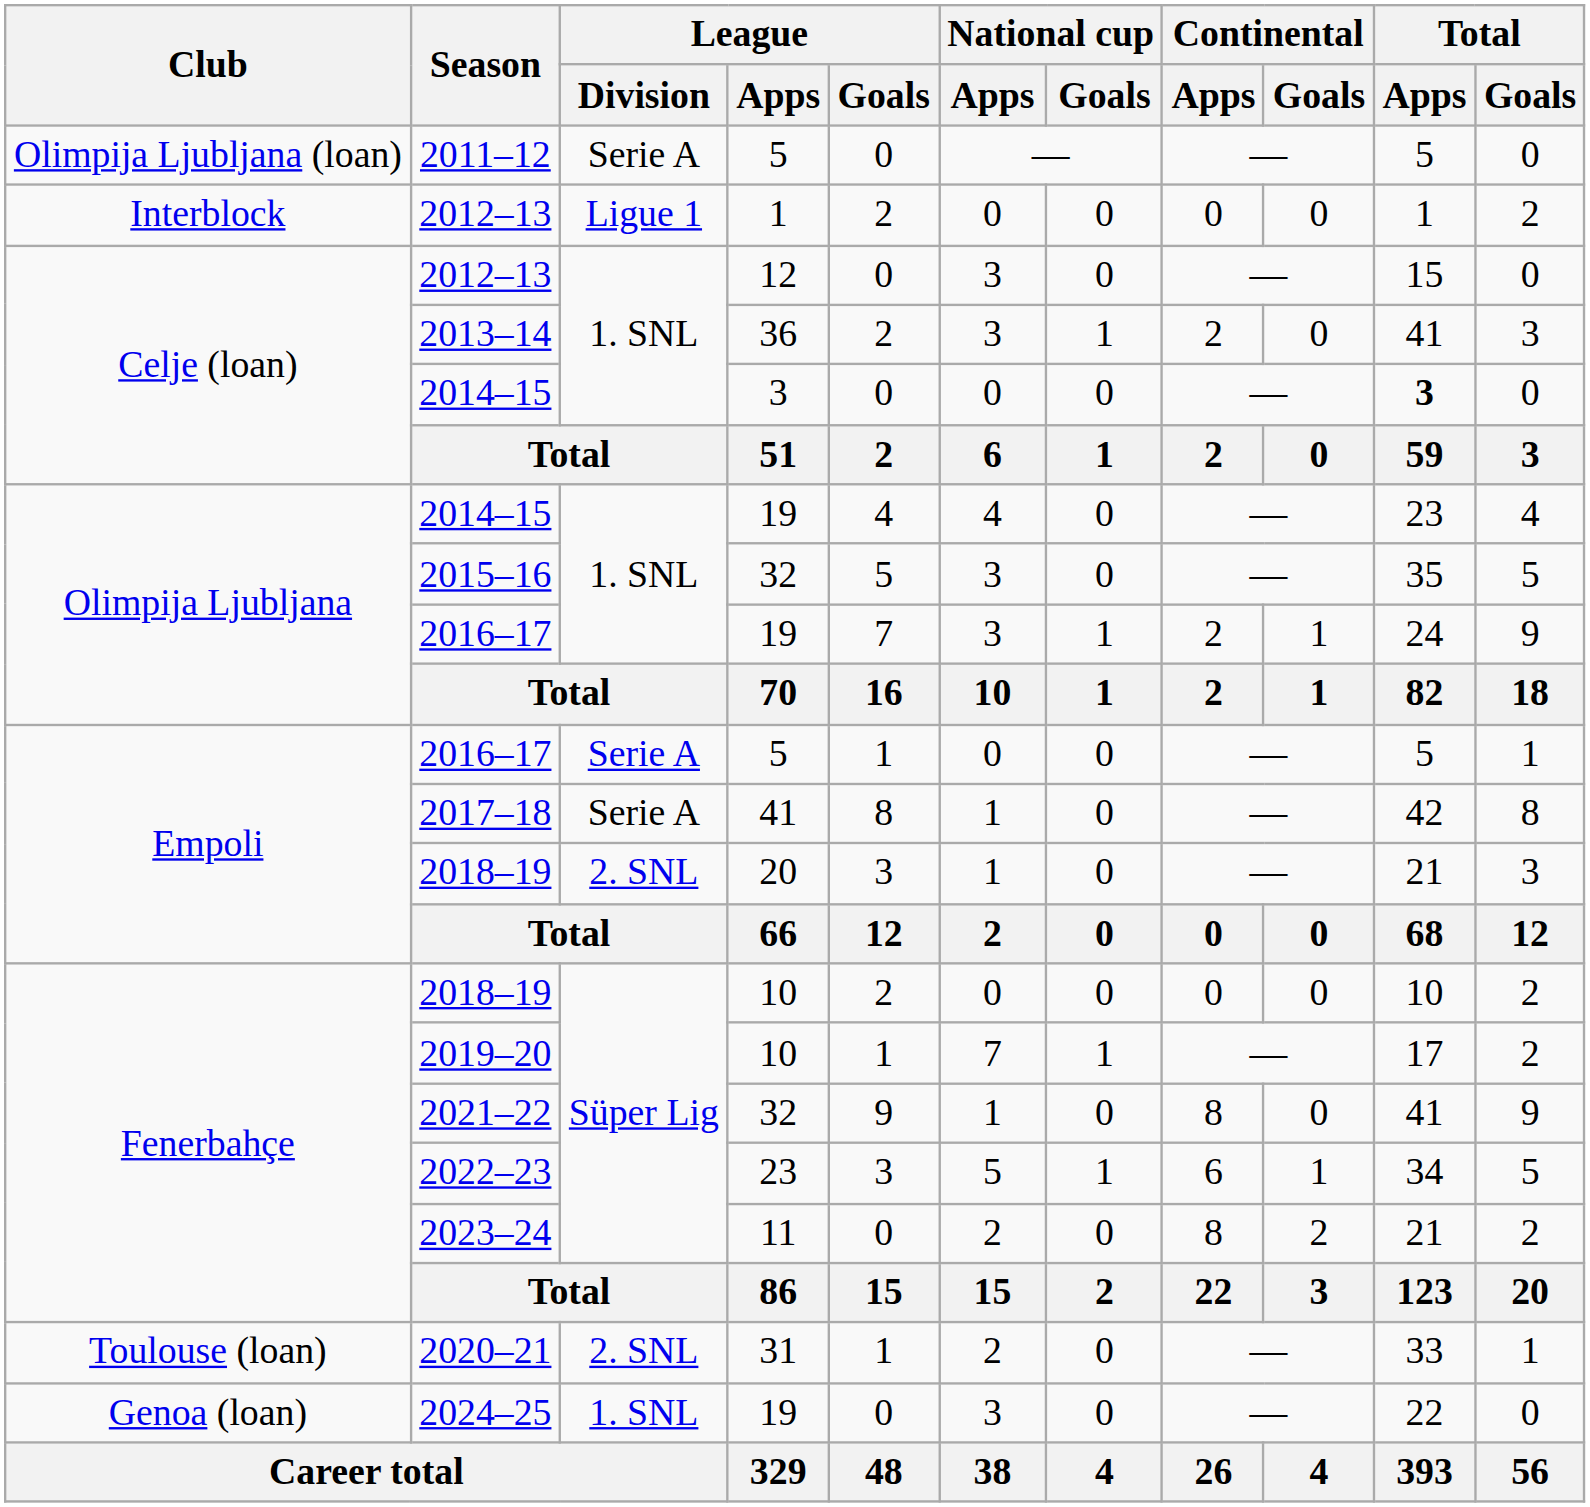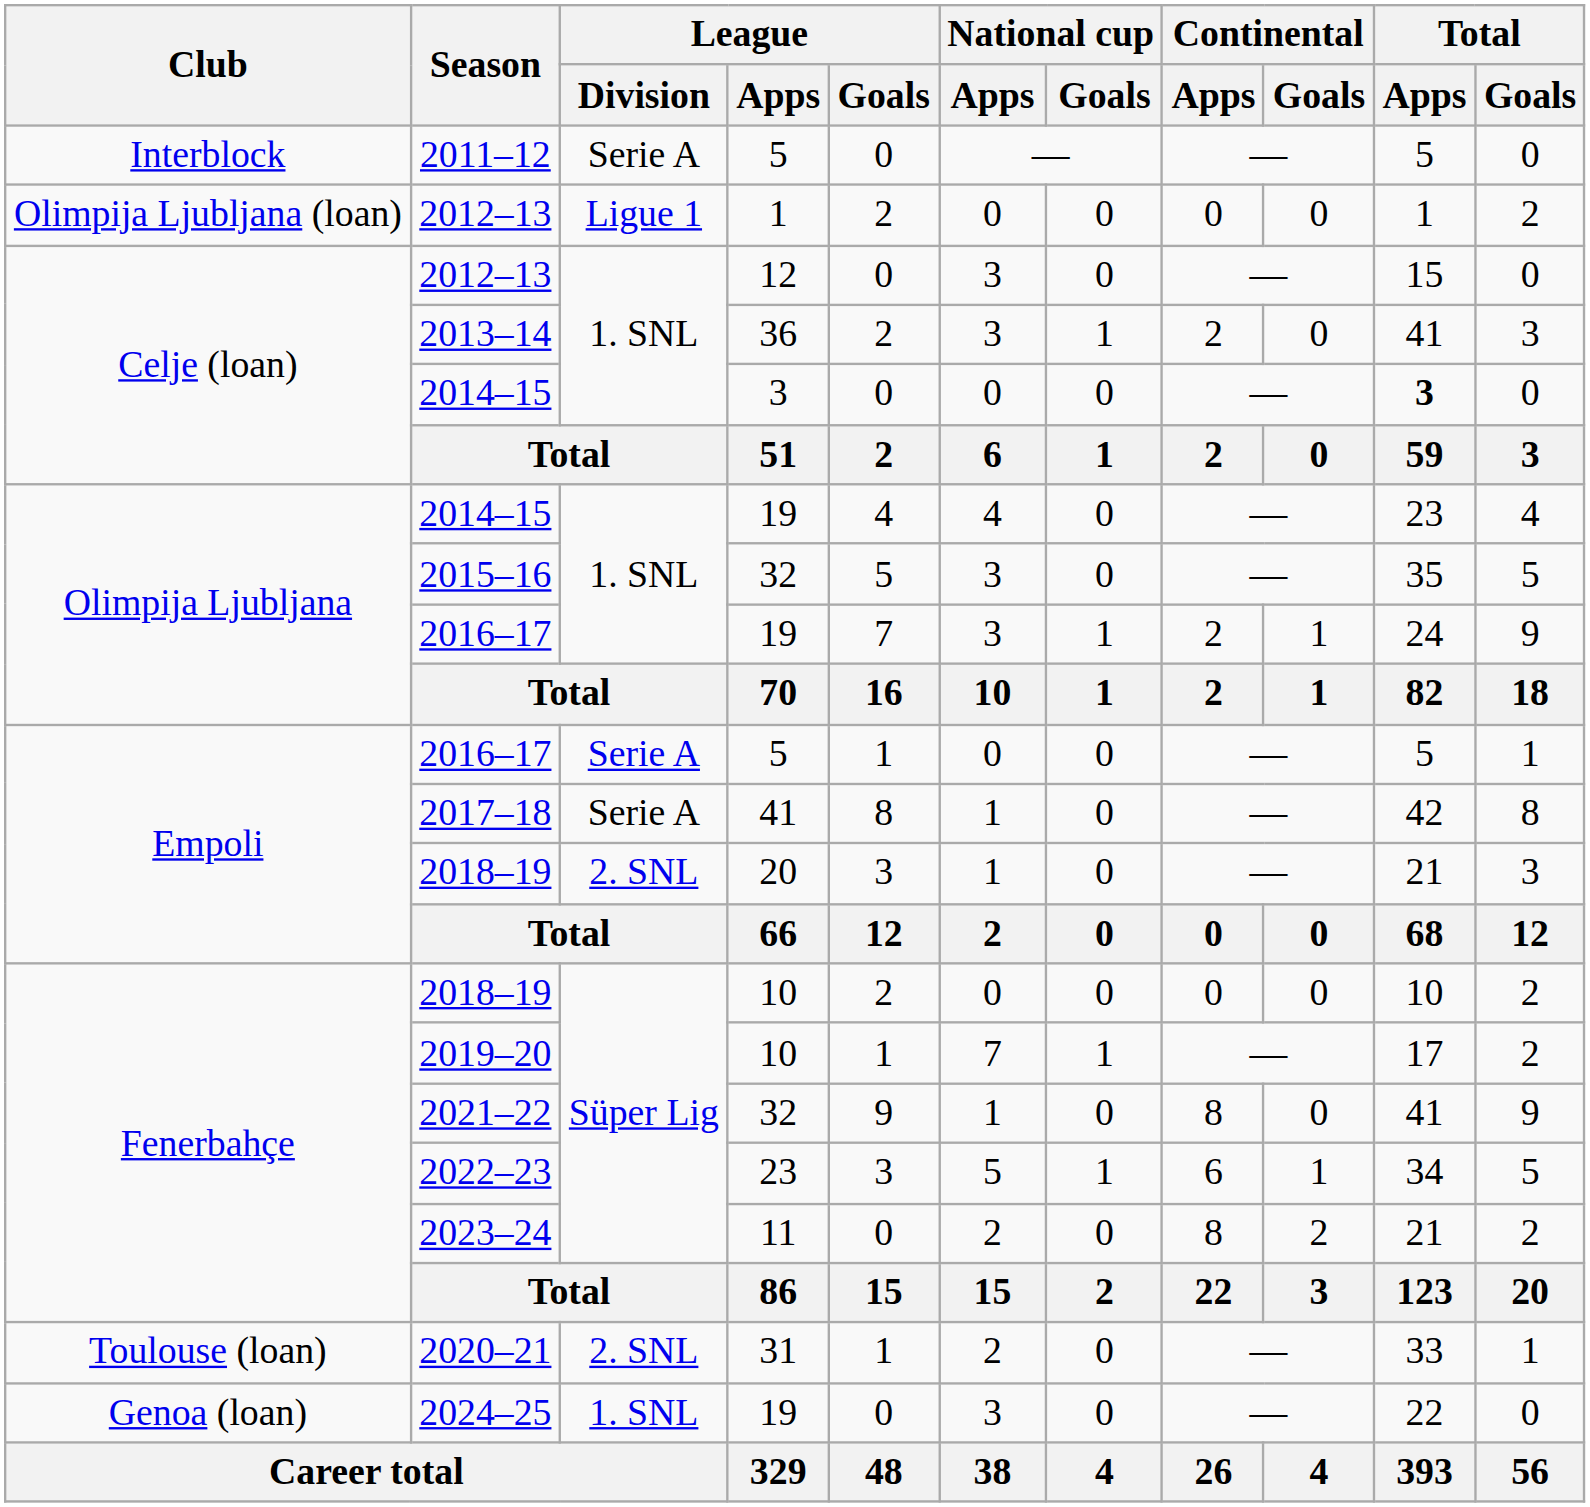(208, 154) Olimpija Ljubljana (loan) -> (208, 154) Interblock
(208, 214) Interblock -> (208, 214) Olimpija Ljubljana (loan)
